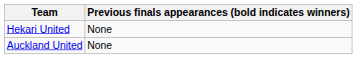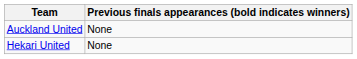rows swapped: (38, 29) <-> (45, 45)
